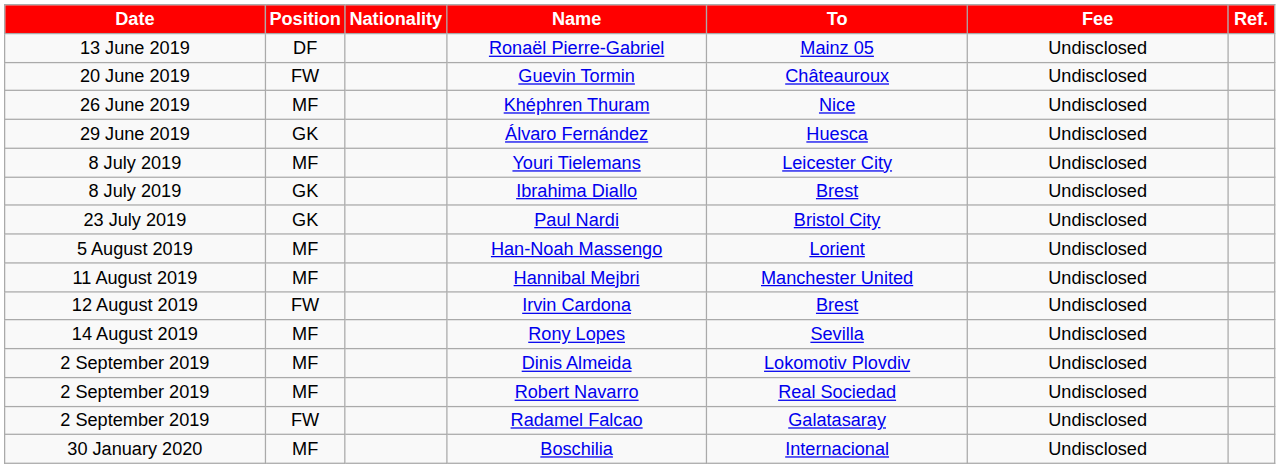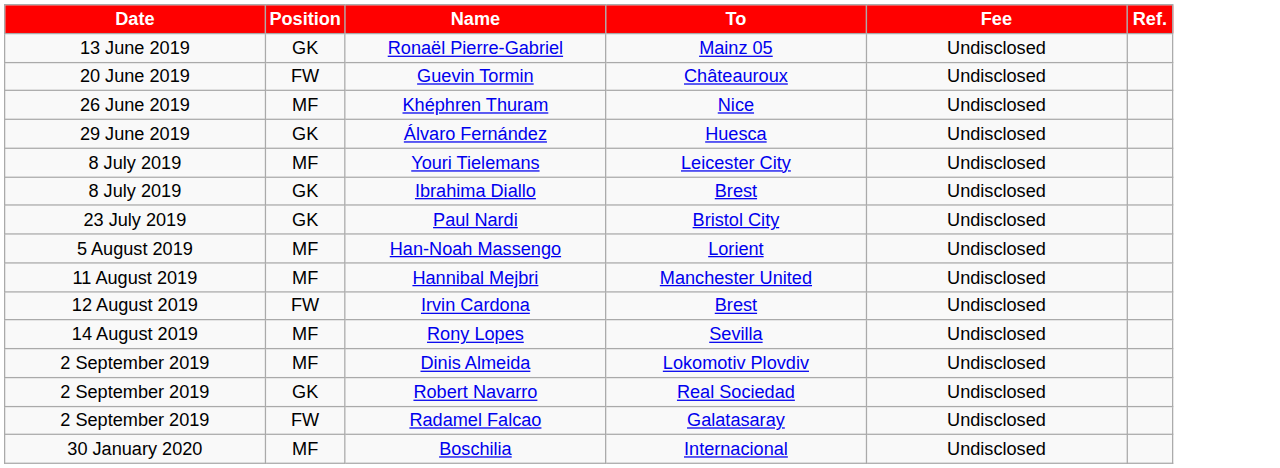- column: (396, 19)
(305, 48) DF -> (305, 48) GK
(305, 392) MF -> (305, 392) GK
